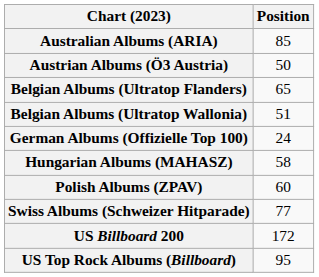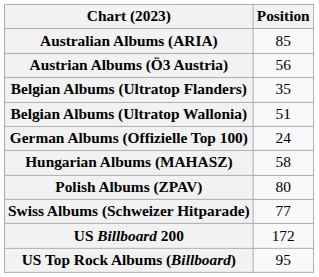(283, 65) 50 -> (283, 65) 56
(283, 89) 65 -> (283, 89) 35
(283, 187) 60 -> (283, 187) 80
